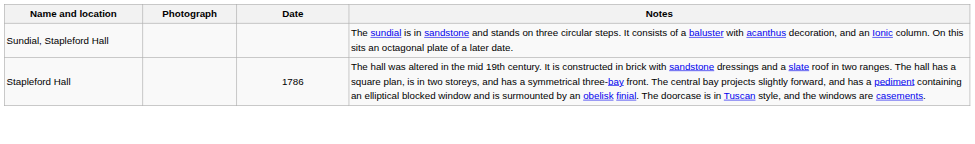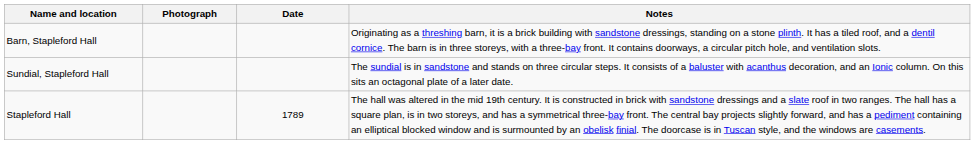+ row: (52, 40)
(293, 81) 1786 -> (293, 115) 1789
